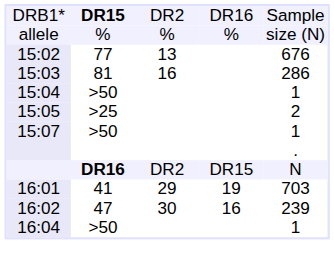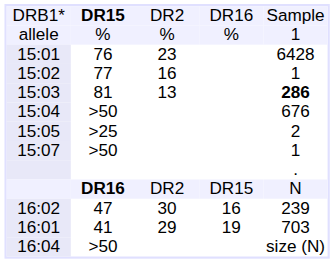(296, 34) size (N) -> (296, 34) 1
+ row: (39, 54)
(167, 54) 13 -> (167, 73) 16
(296, 54) 676 -> (296, 73) 1
(167, 73) 16 -> (167, 92) 13
(296, 73) normal -> (296, 92) bold
(296, 92) 1 -> (296, 112) 676
rows swapped: (39, 189) <-> (39, 208)
(296, 227) 1 -> (296, 246) size (N)
